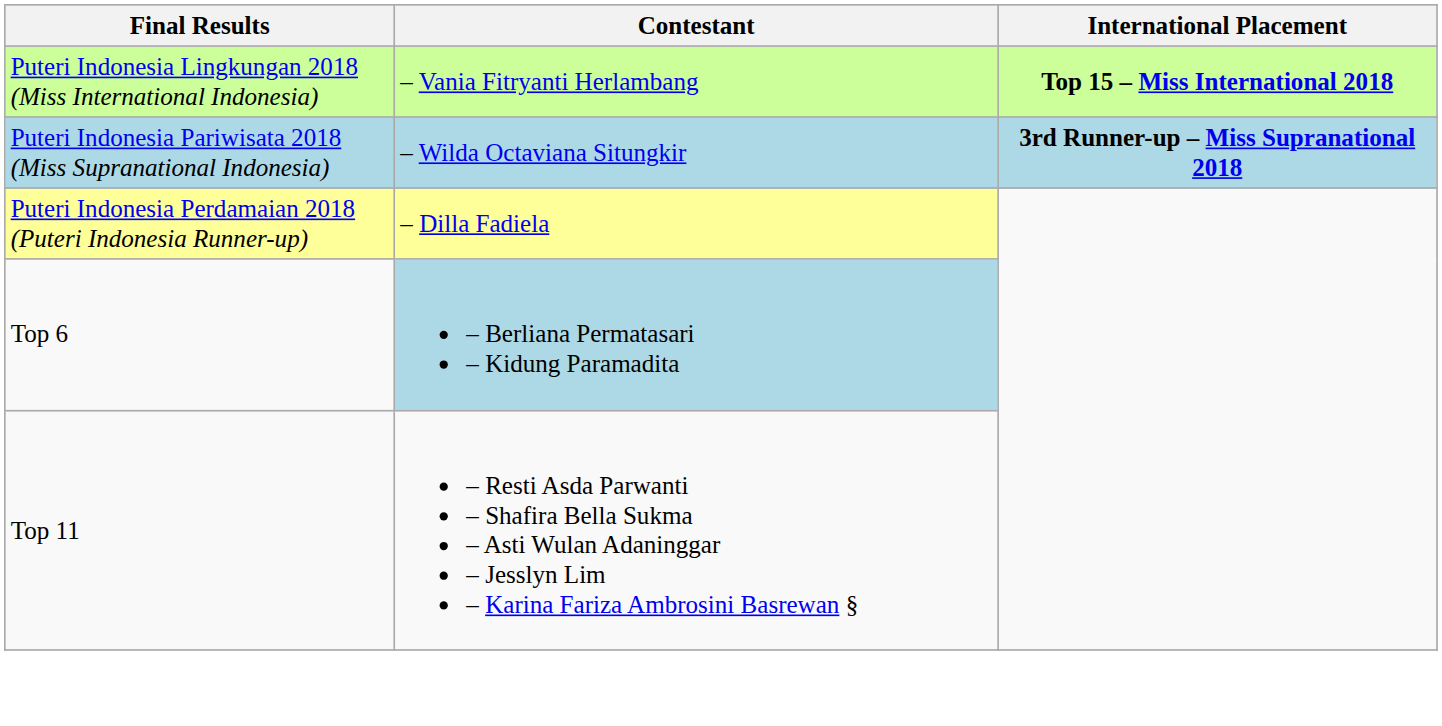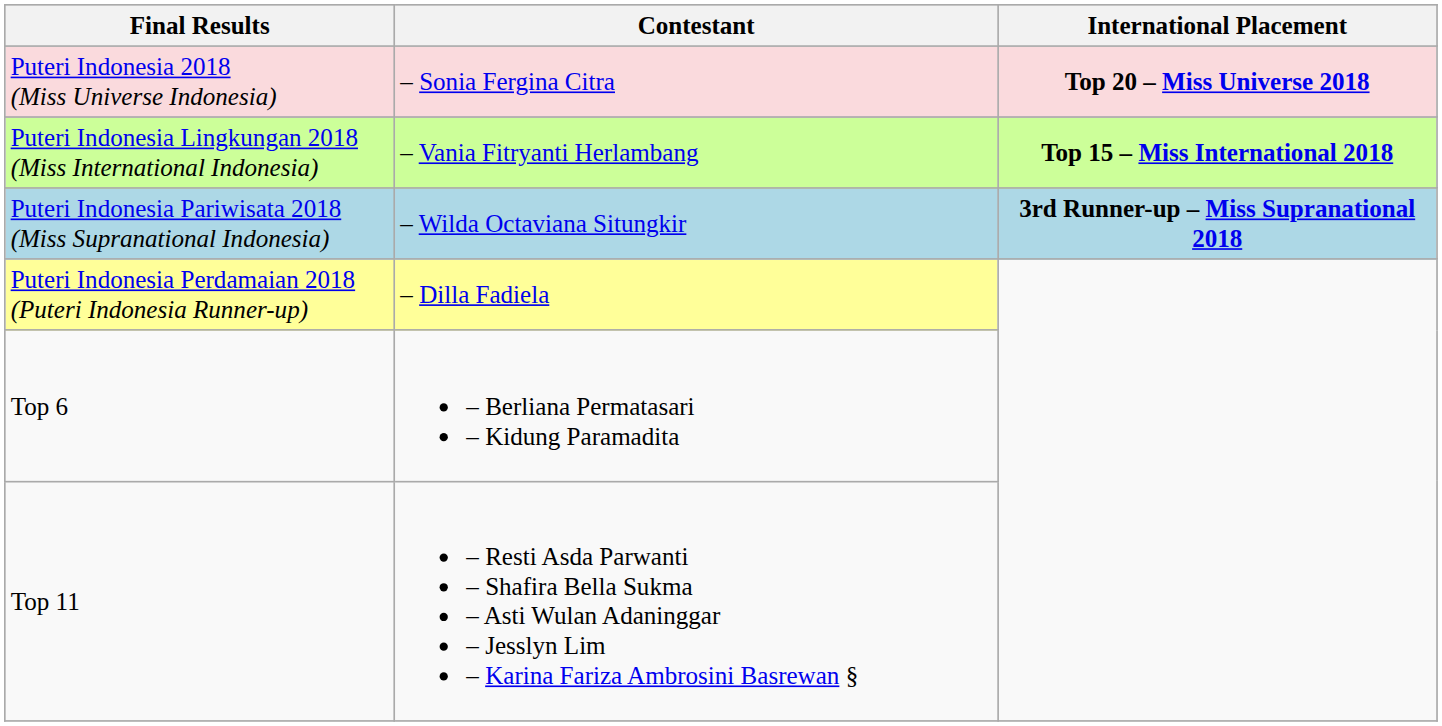+ row: (144, 81)
(696, 350) lightblue background -> (696, 421) no background
